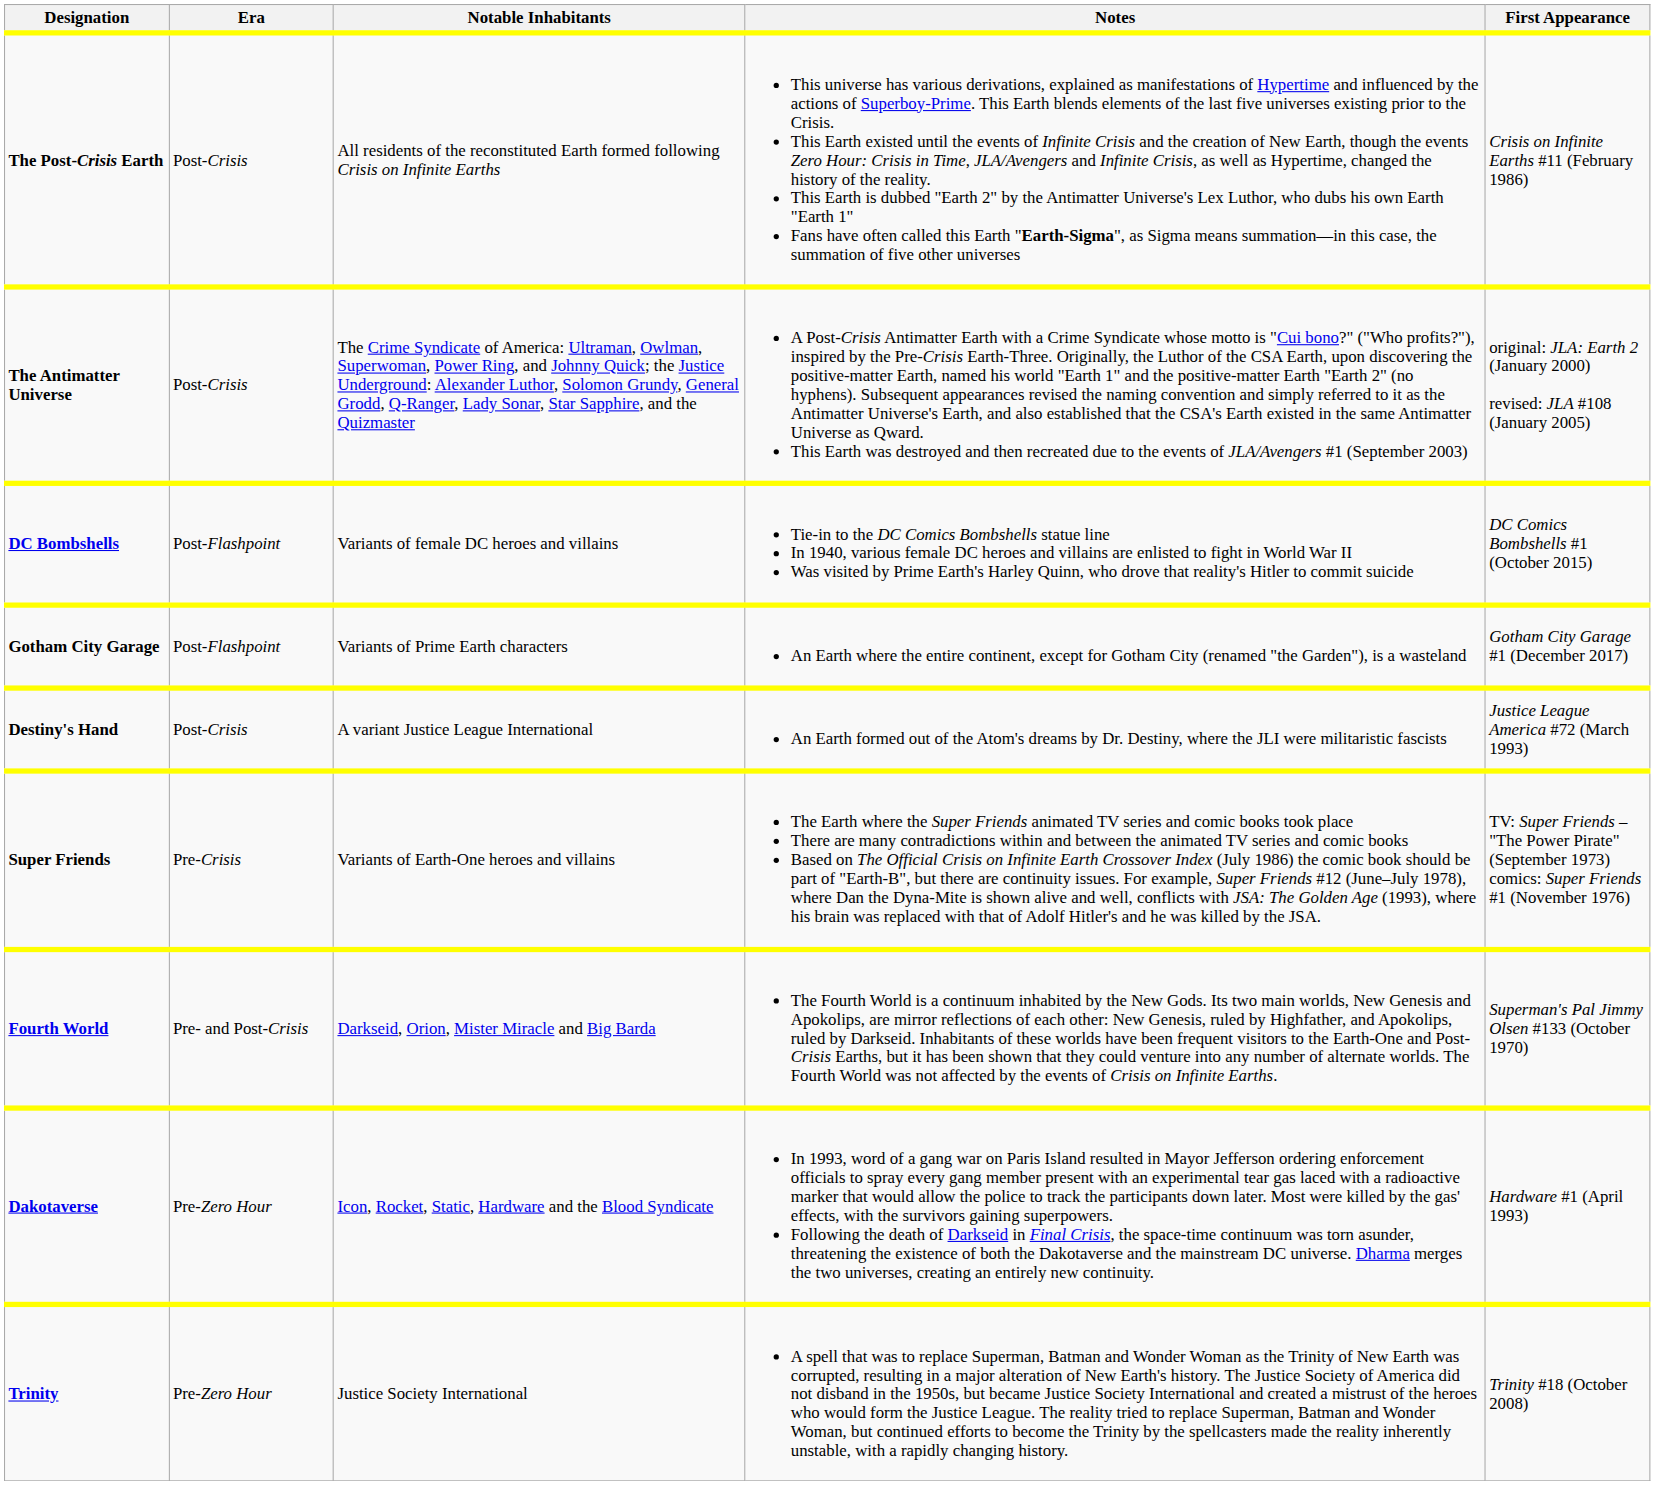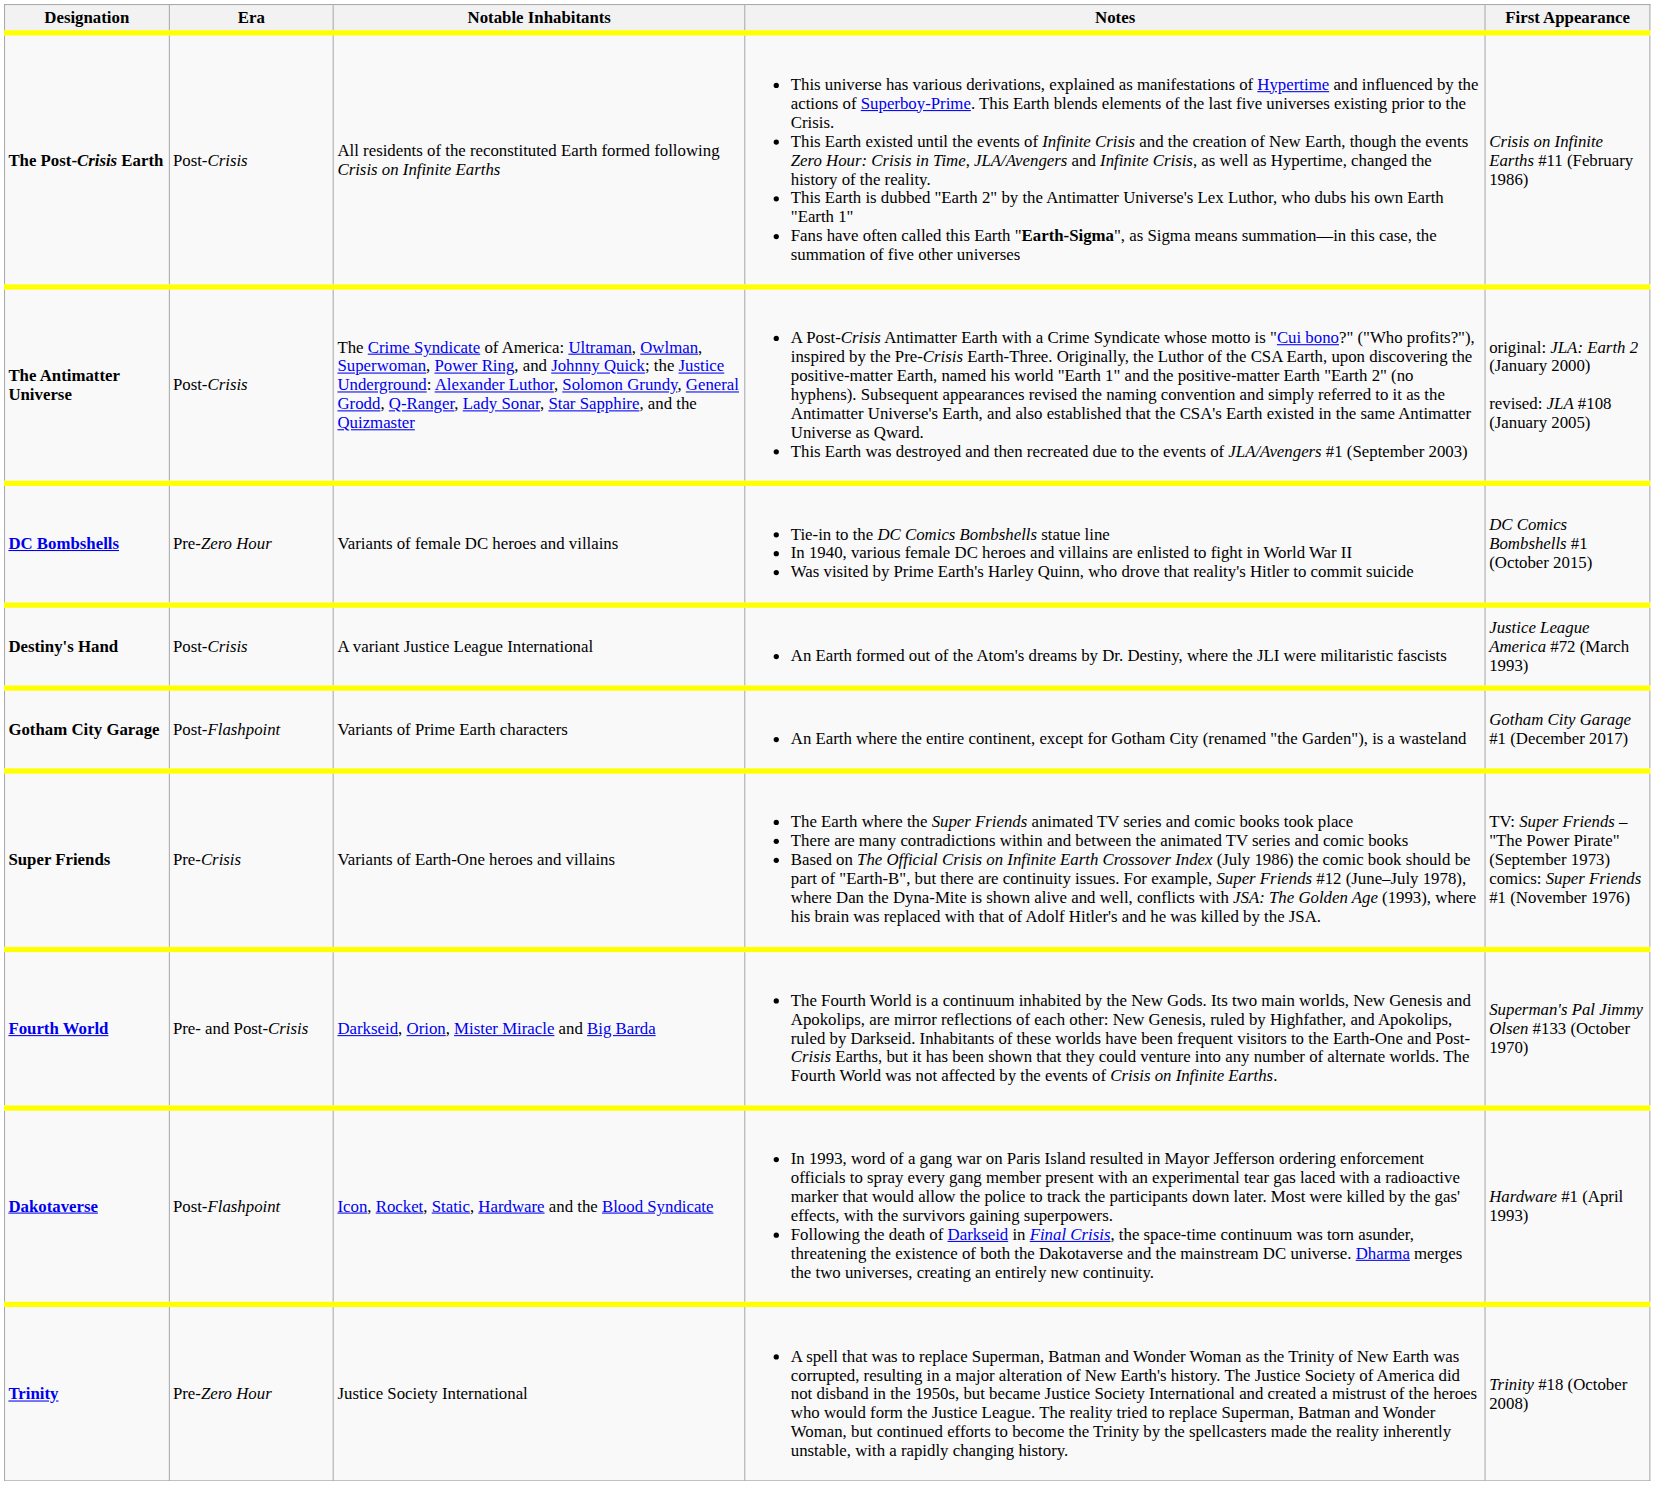(227, 544) Post-Flashpoint -> (222, 544) Pre-Zero Hour
rows swapped: (63, 729) <-> (84, 646)
(222, 1206) Pre-Zero Hour -> (227, 1206) Post-Flashpoint
